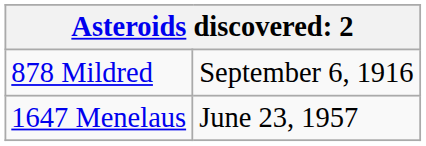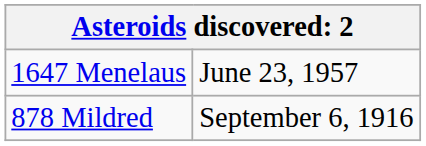rows swapped: (82, 72) <-> (99, 117)
